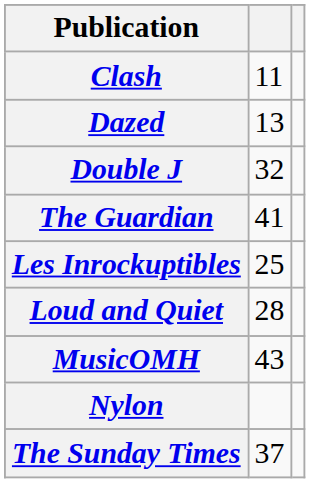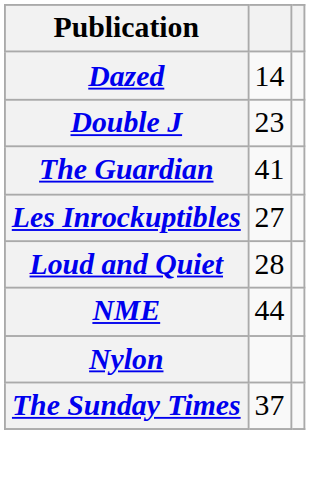- row: (126, 75)
(269, 122) 13 -> (269, 75) 14
(269, 169) 32 -> (269, 122) 23
(269, 264) 25 -> (269, 216) 27
- row: (126, 358)
+ row: (126, 311)
